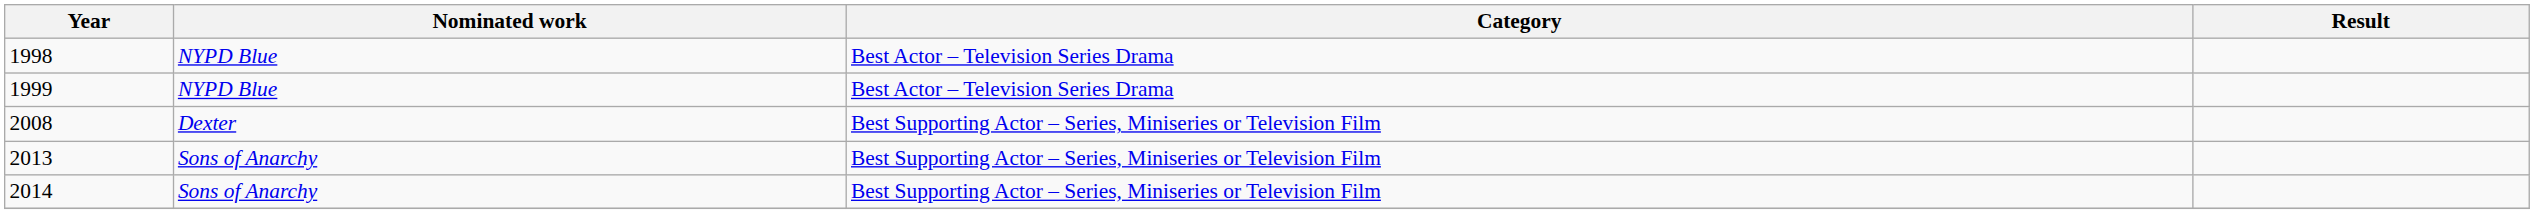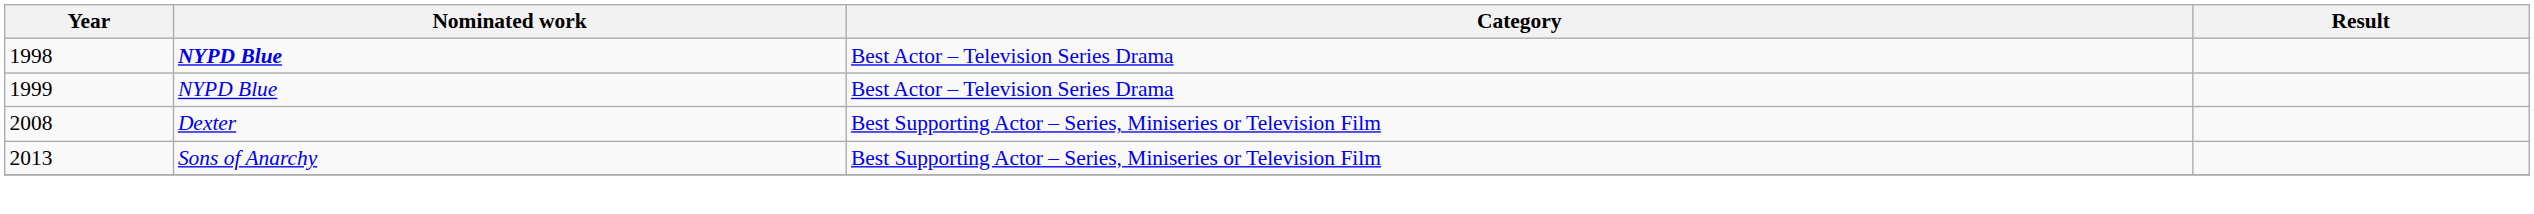(228, 55) normal -> (230, 55) bold
- row: (31, 191)
